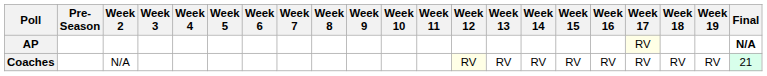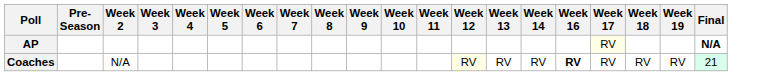- column: (573, 20)
(608, 62) normal -> (573, 62) bold
